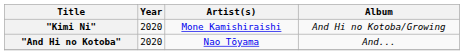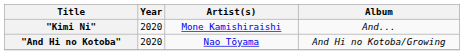(379, 27) And Hi no Kotoba/Growing -> (379, 27) And...
(379, 42) And... -> (379, 42) And Hi no Kotoba/Growing
